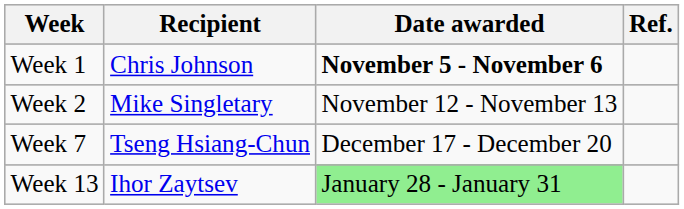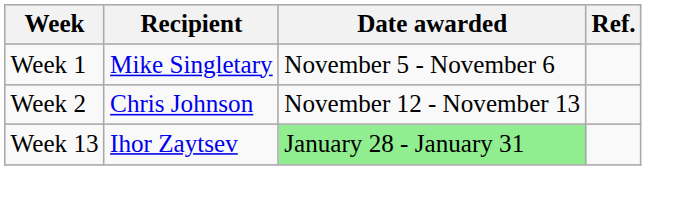(182, 64) Chris Johnson -> (191, 64) Mike Singletary
(462, 64) bold -> (420, 64) normal
(191, 104) Mike Singletary -> (182, 104) Chris Johnson
- row: (48, 143)
